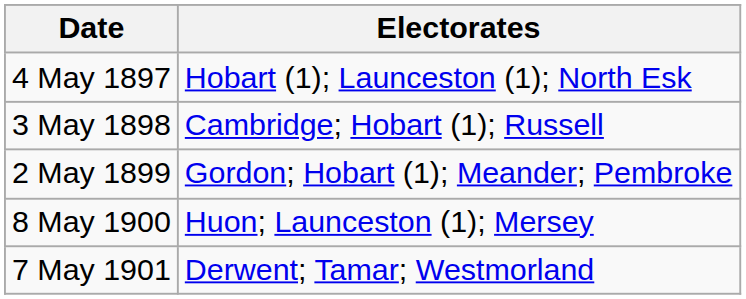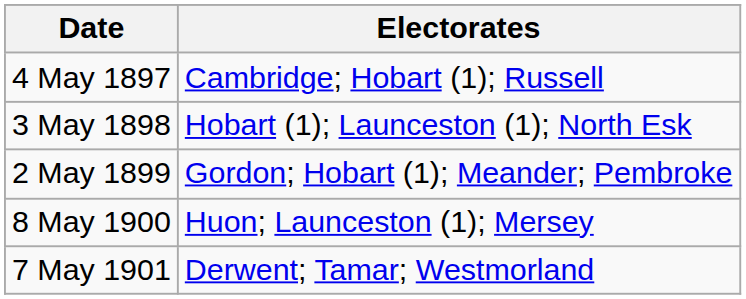(438, 76) Hobart (1); Launceston (1); North Esk -> (394, 76) Cambridge; Hobart (1); Russell
(394, 125) Cambridge; Hobart (1); Russell -> (438, 125) Hobart (1); Launceston (1); North Esk
